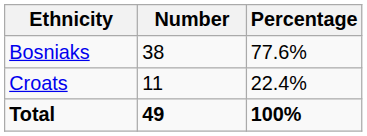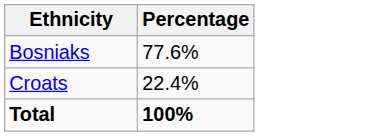- column: (192, 20)
